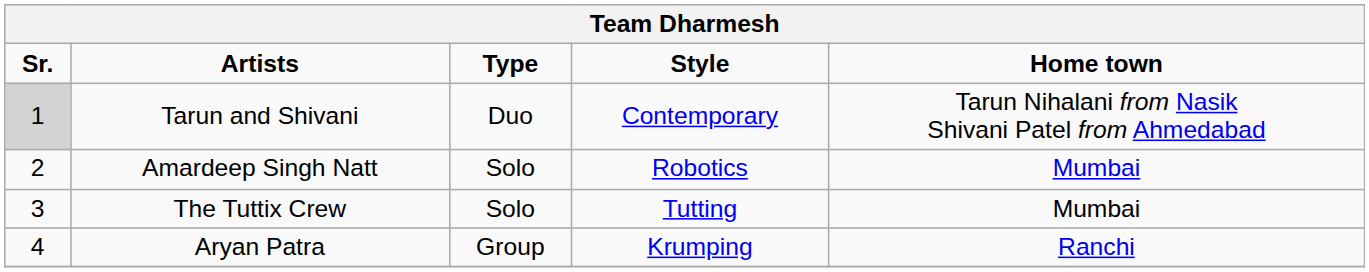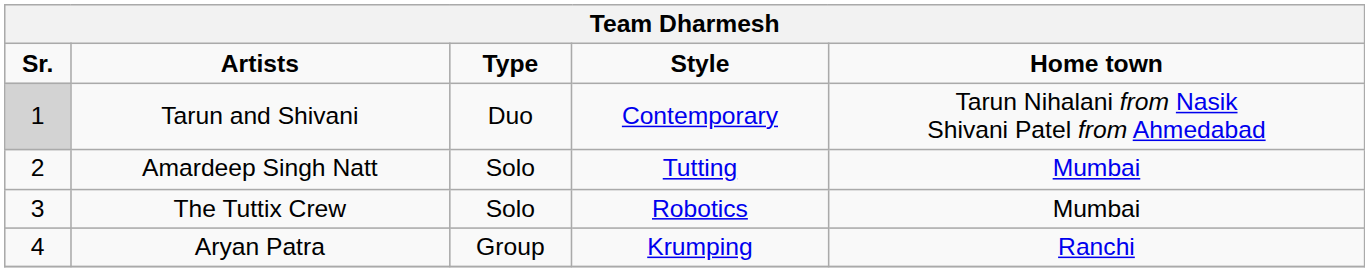(700, 168) Robotics -> (700, 168) Tutting
(700, 208) Tutting -> (700, 208) Robotics
